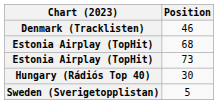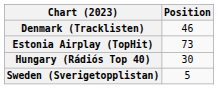- row: (187, 44)
